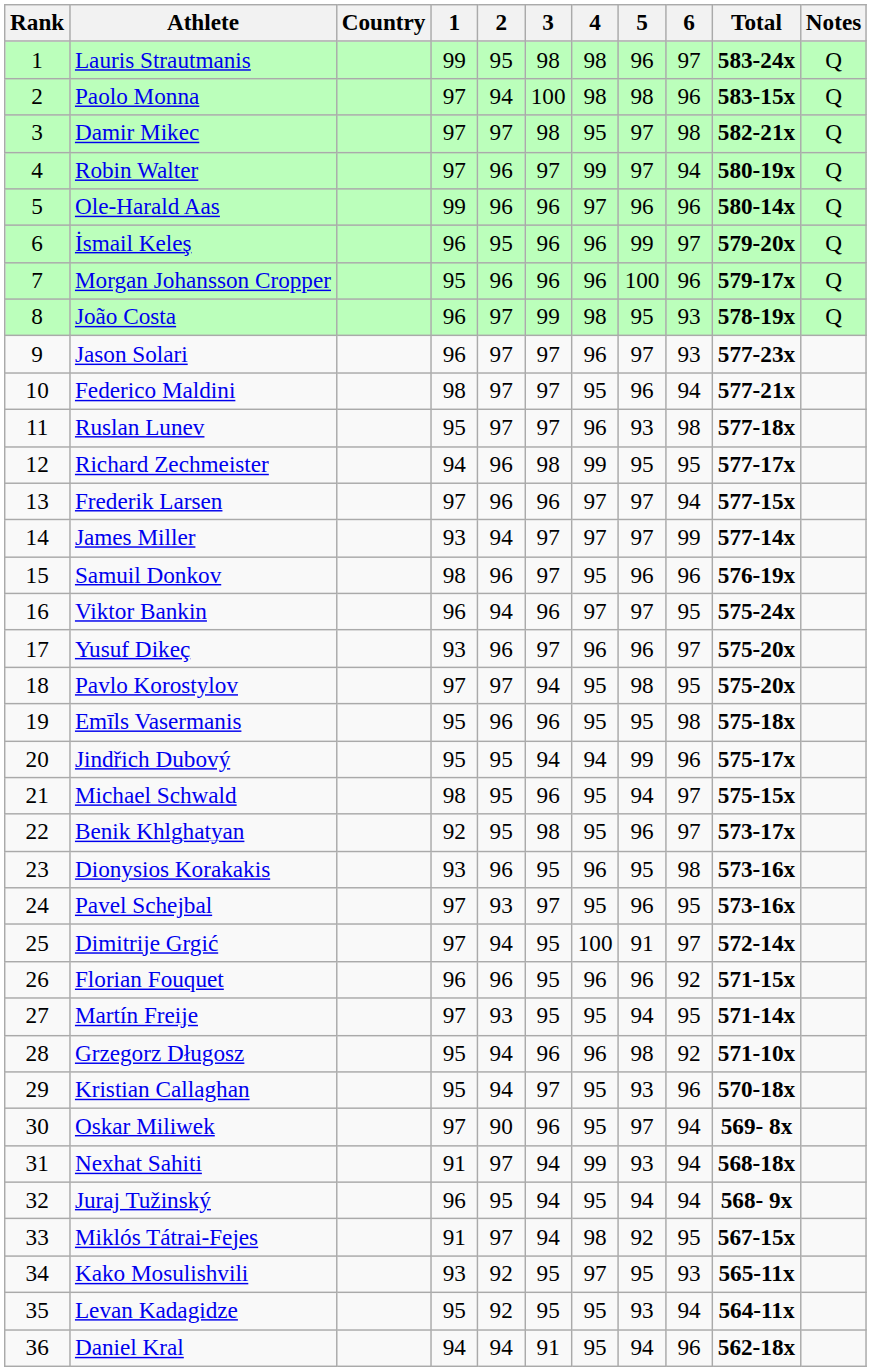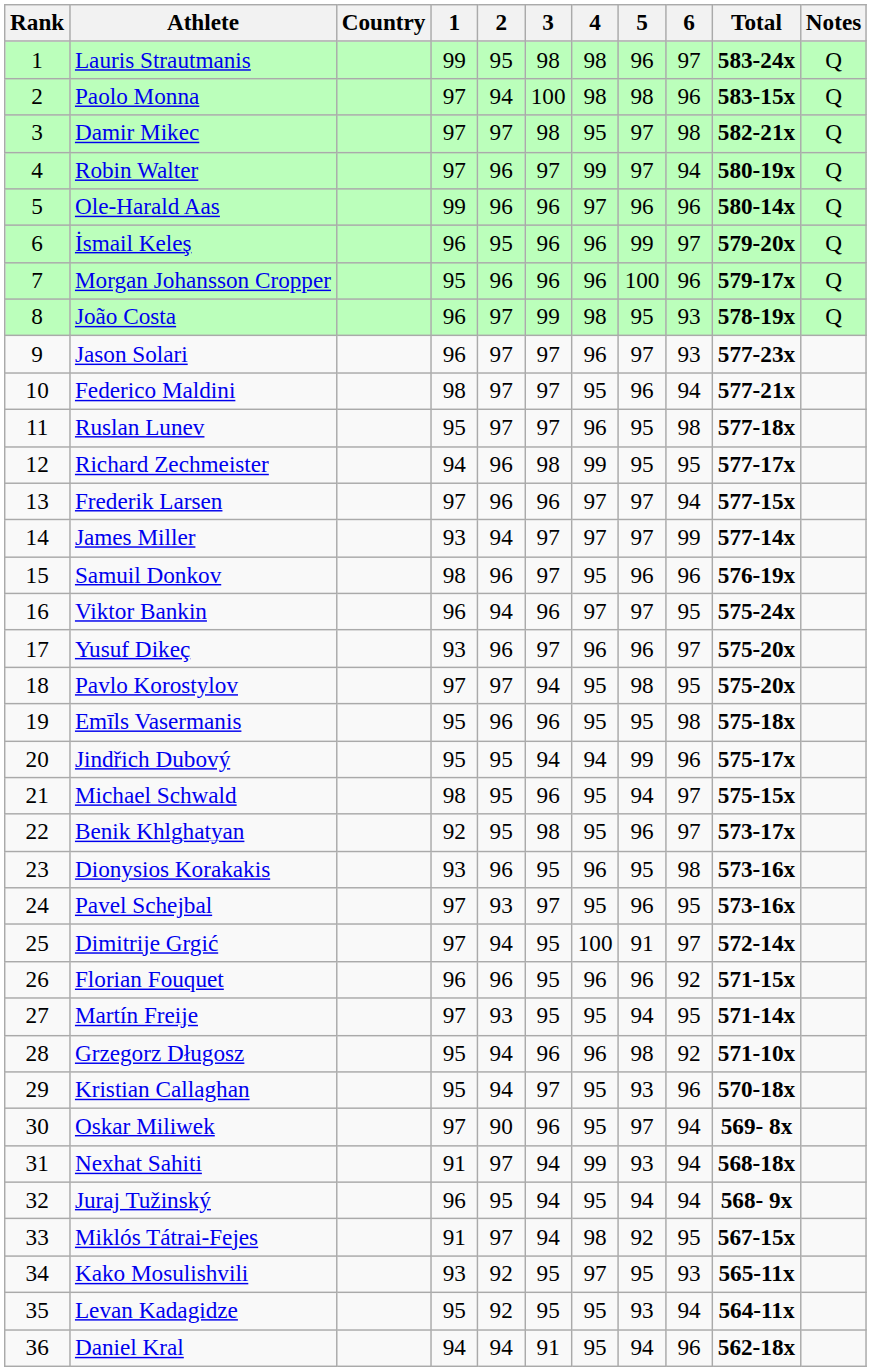(642, 427) 93 -> (642, 427) 95
